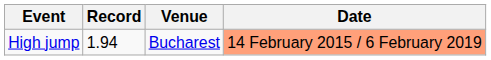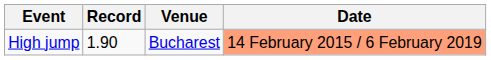(102, 42) 1.94 -> (102, 42) 1.90
